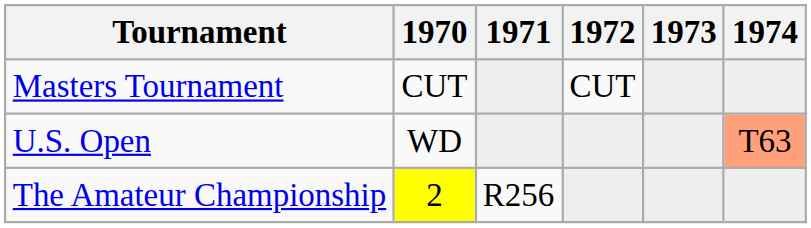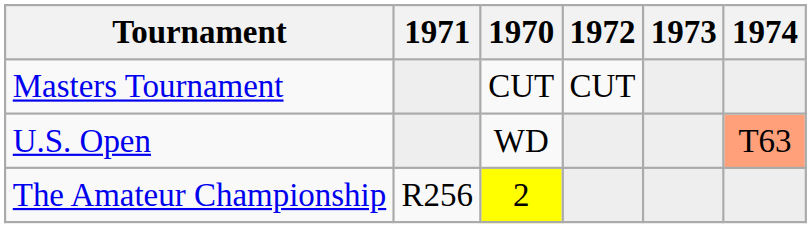columns swapped: (435, 31) <-> (518, 31)
